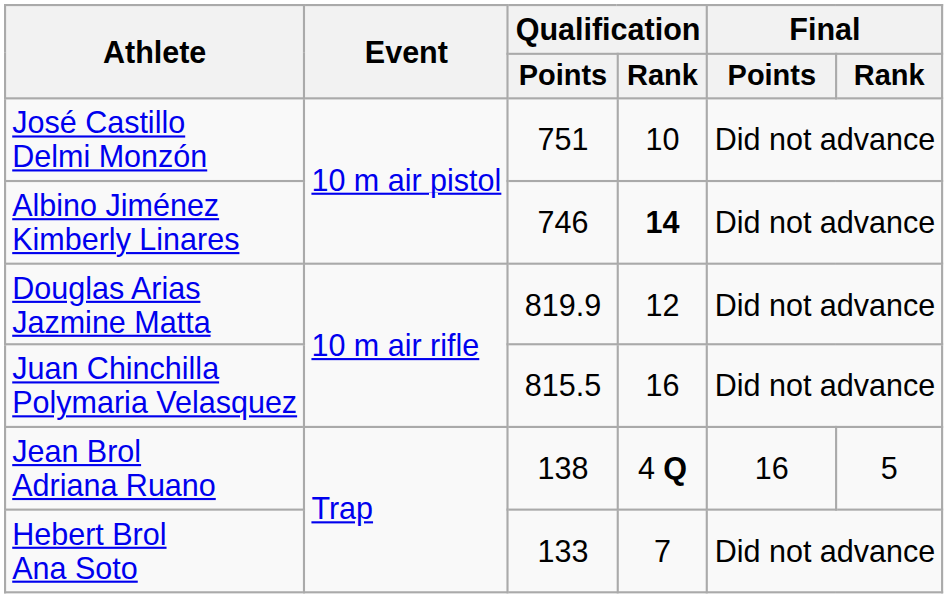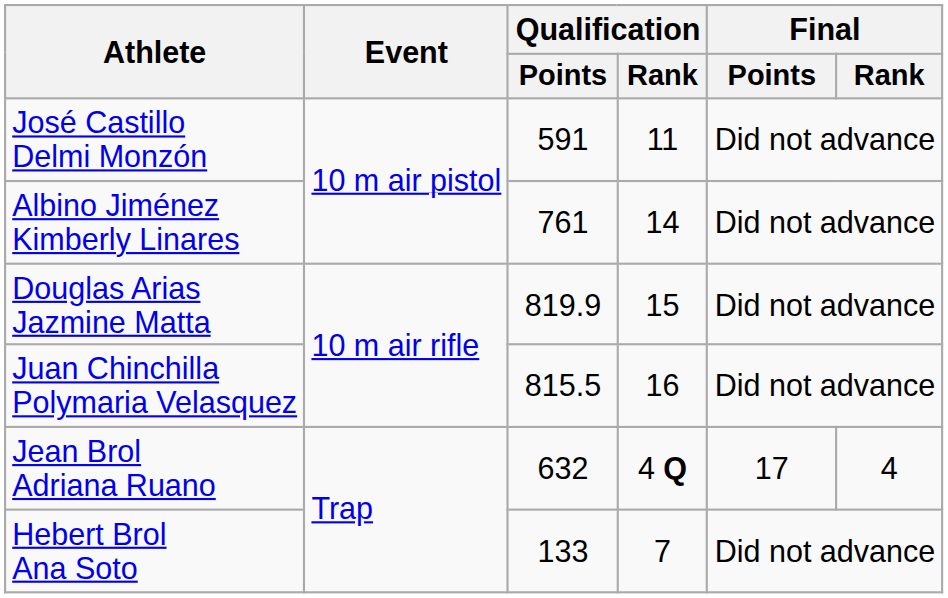(563, 140) 751 -> (563, 140) 591
(663, 140) 10 -> (663, 140) 11
(563, 222) 746 -> (563, 222) 761
(663, 222) bold -> (663, 222) normal
(663, 305) 12 -> (663, 305) 15
(563, 469) 138 -> (563, 469) 632
(772, 469) 16 -> (772, 469) 17
(889, 469) 5 -> (889, 469) 4
